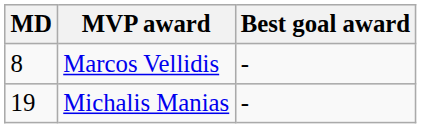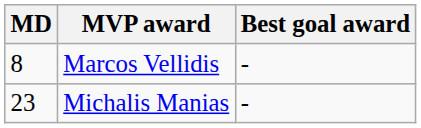(23, 102) 19 -> (23, 102) 23
